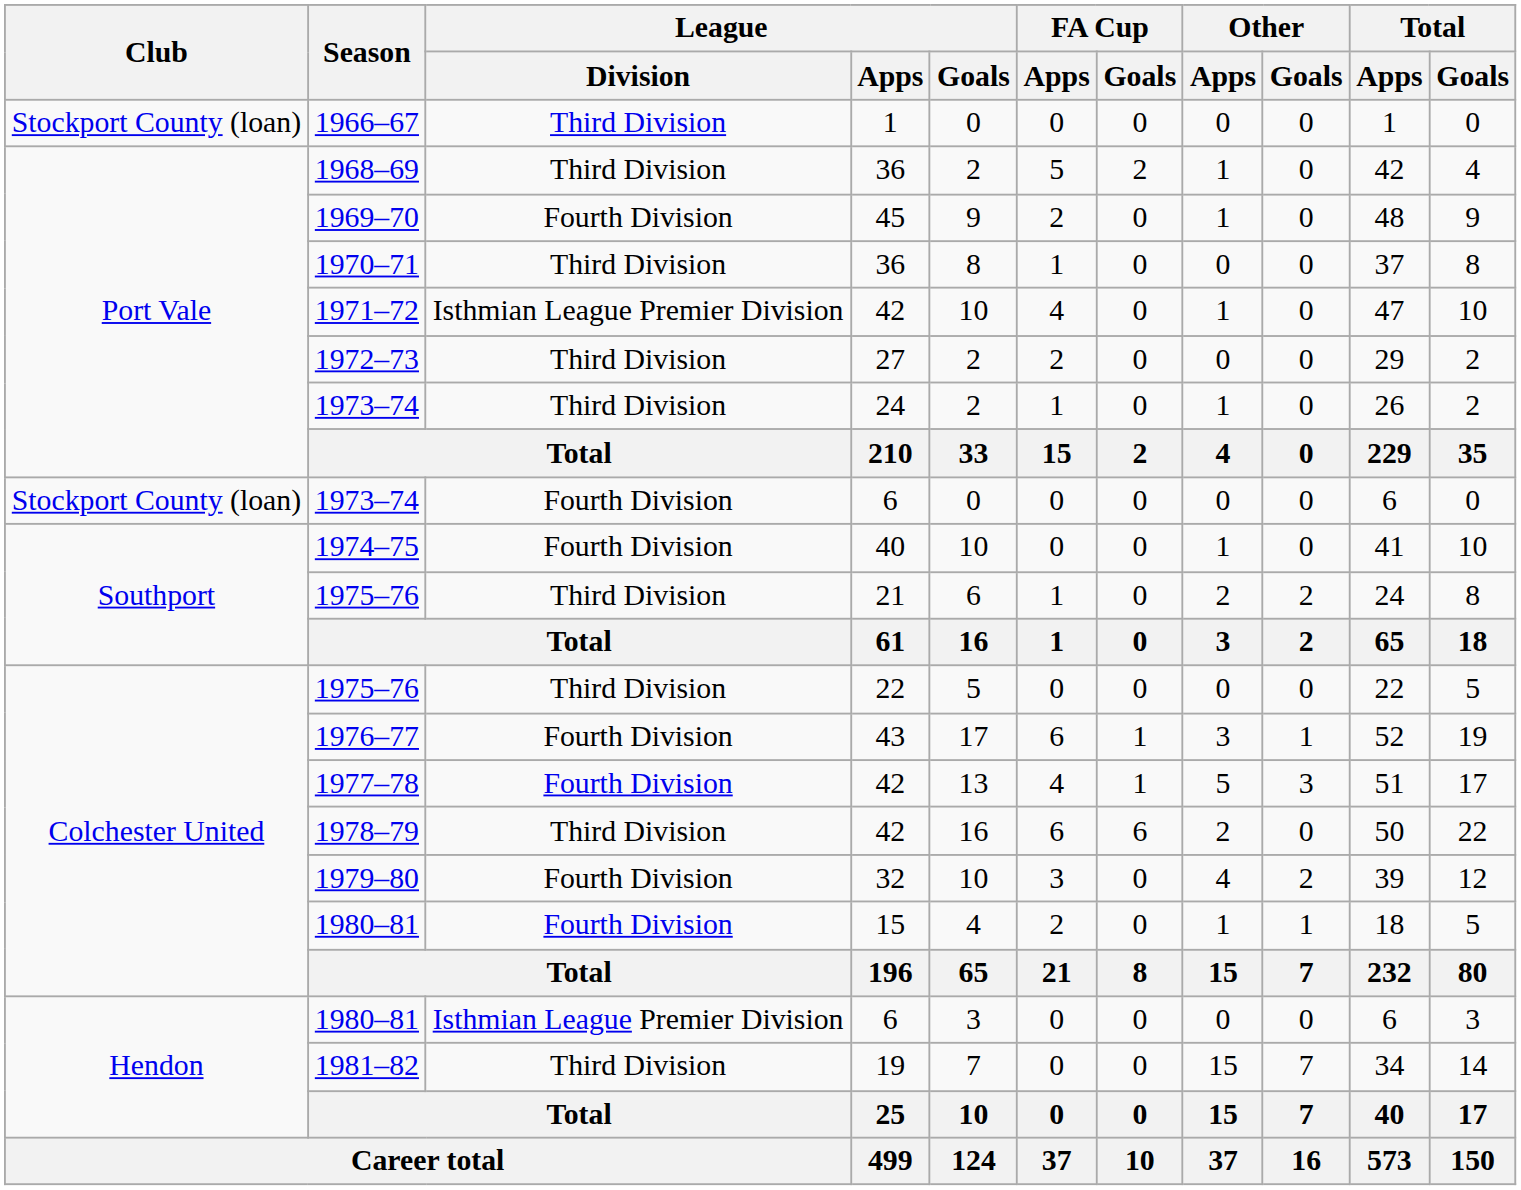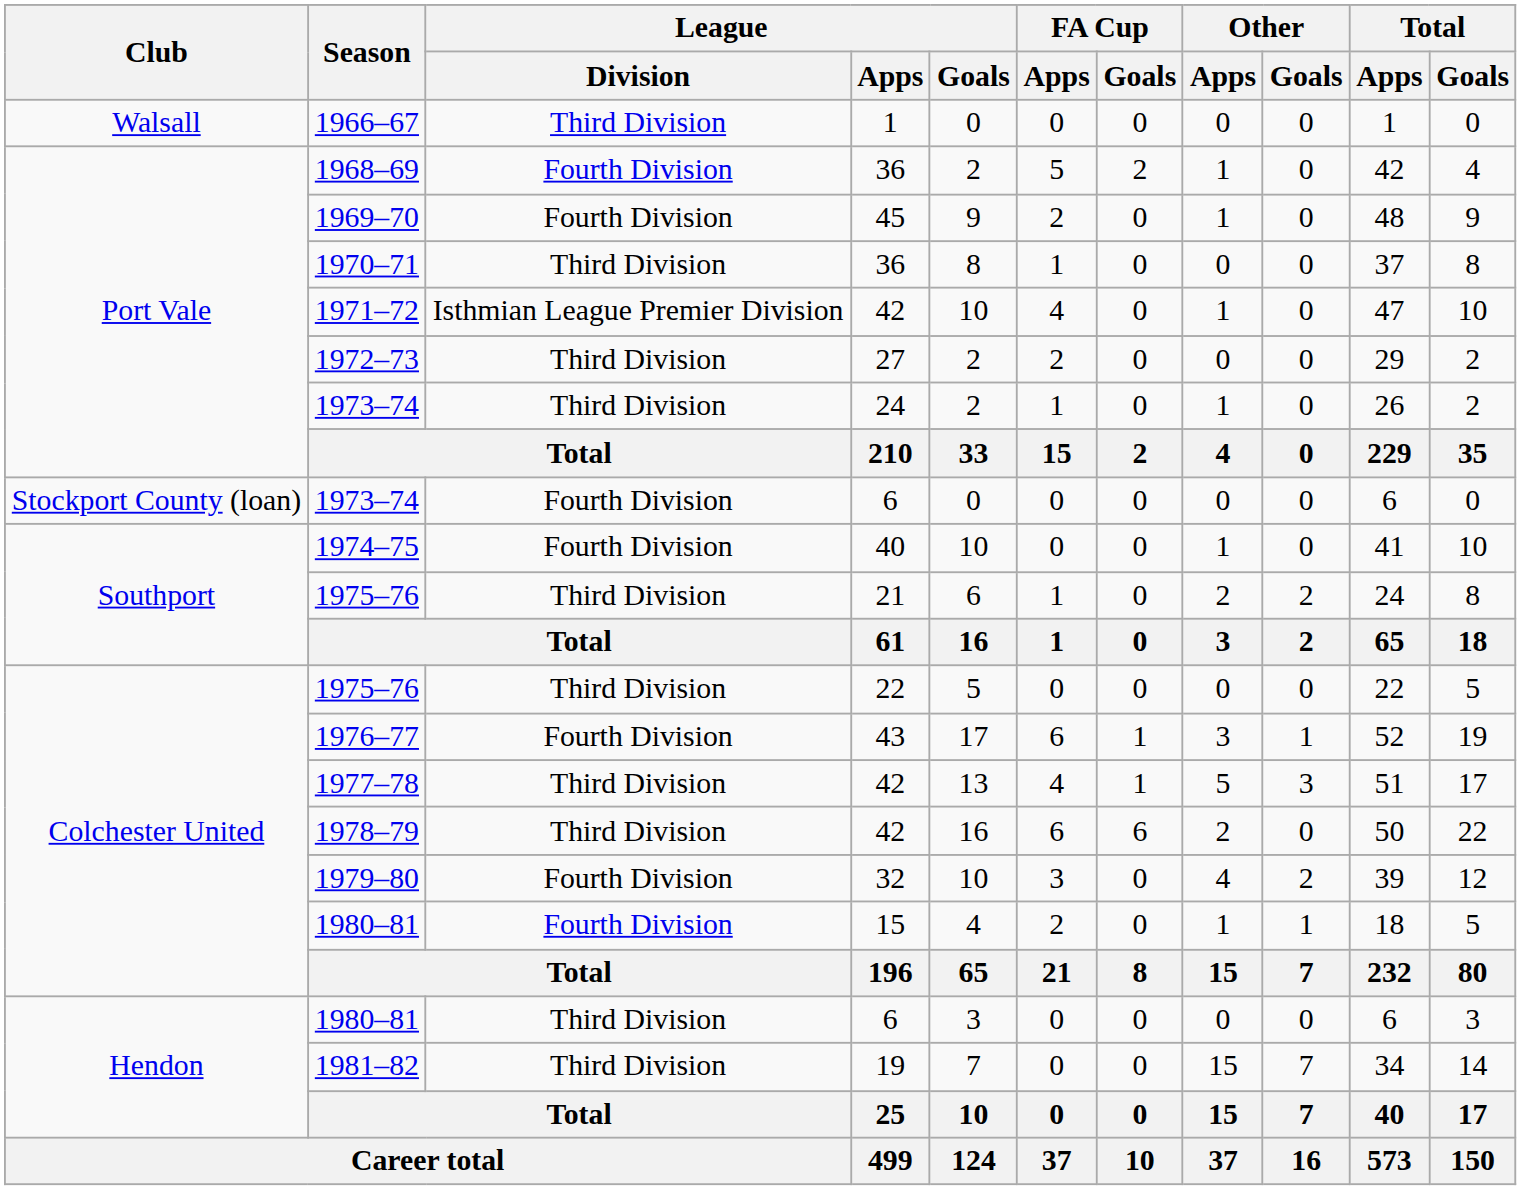(156, 122) Stockport County (loan) -> (156, 122) Walsall
(638, 169) Third Division -> (638, 169) Fourth Division
(638, 783) Fourth Division -> (638, 783) Third Division
(638, 1019) Isthmian League Premier Division -> (638, 1019) Third Division
